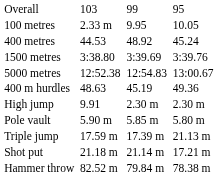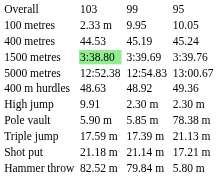(139, 41) 48.92 -> (139, 41) 45.19
(97, 57) no background -> (97, 57) lightgreen background
(139, 88) 45.19 -> (139, 88) 48.92
(189, 120) 5.80 m -> (192, 120) 78.38 m
(192, 168) 78.38 m -> (189, 168) 5.80 m
